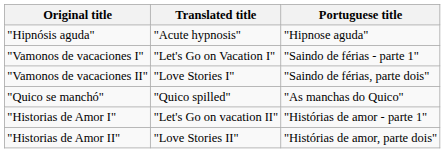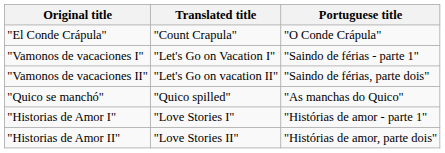+ row: (57, 35)
- row: (51, 35)
(194, 76) "Love Stories I" -> (216, 76) "Let's Go on vacation II"
(216, 117) "Let's Go on vacation II" -> (194, 117) "Love Stories I"
